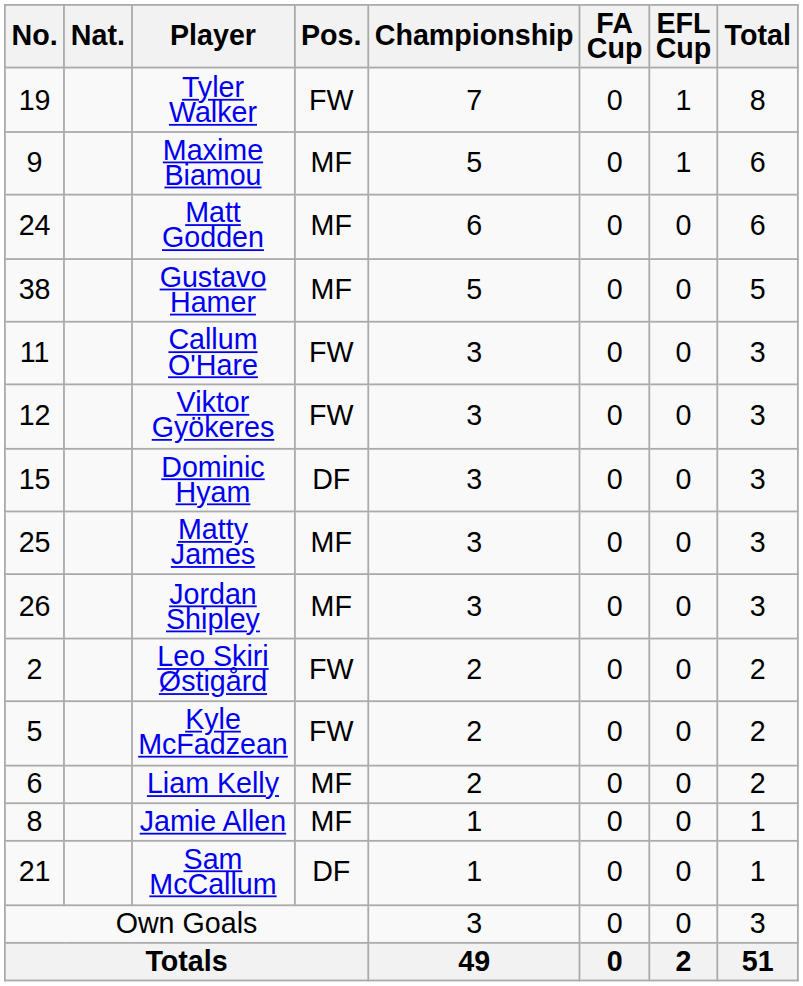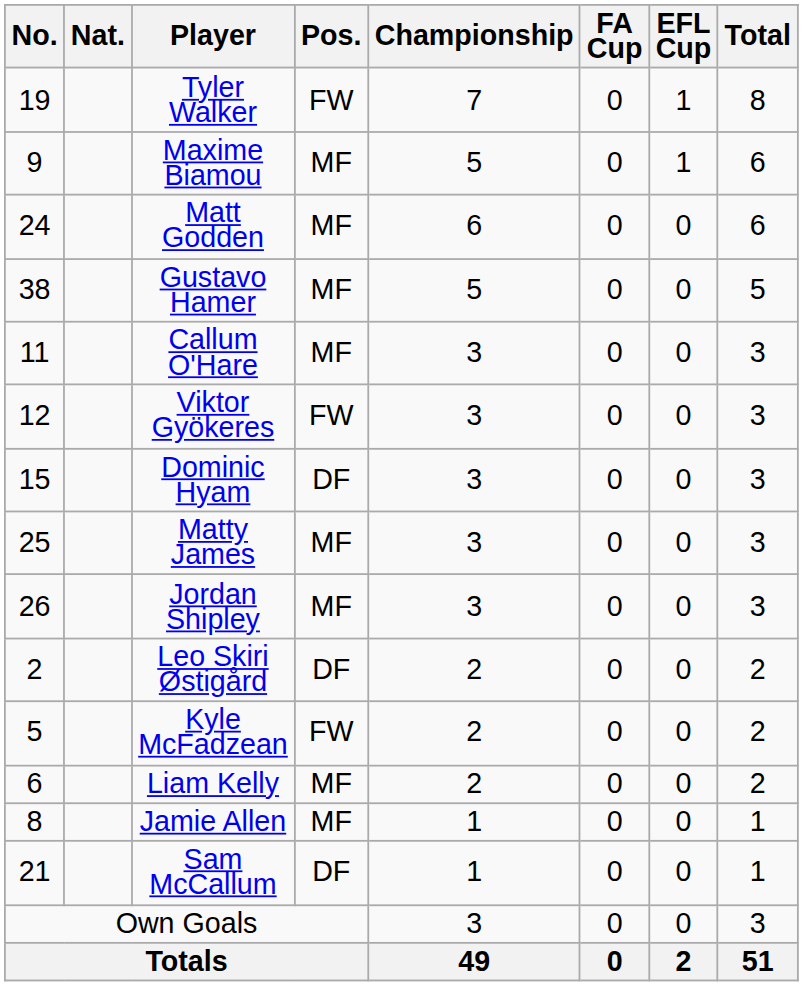(331, 352) FW -> (331, 352) MF
(331, 669) FW -> (331, 669) DF
